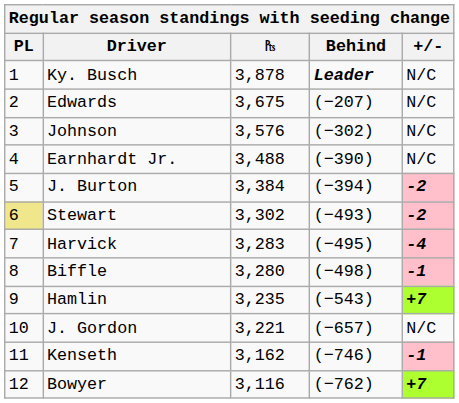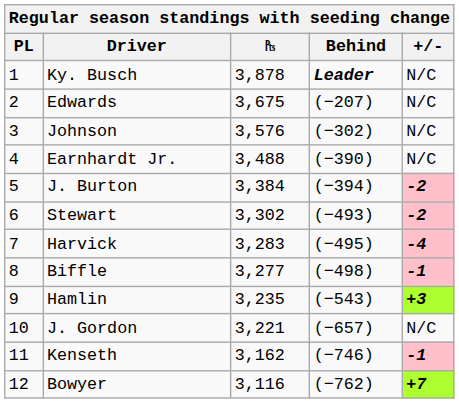(14, 215) khaki background -> (14, 215) no background
(260, 271) 3,280 -> (260, 271) 3,277
(416, 300) +7 -> (416, 300) +3
